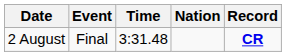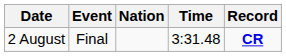columns swapped: (198, 16) <-> (143, 16)
